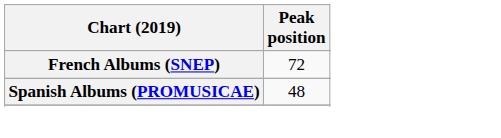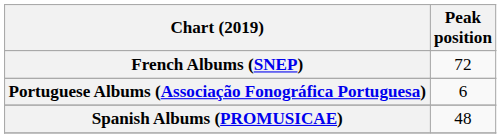+ row: (217, 91)
